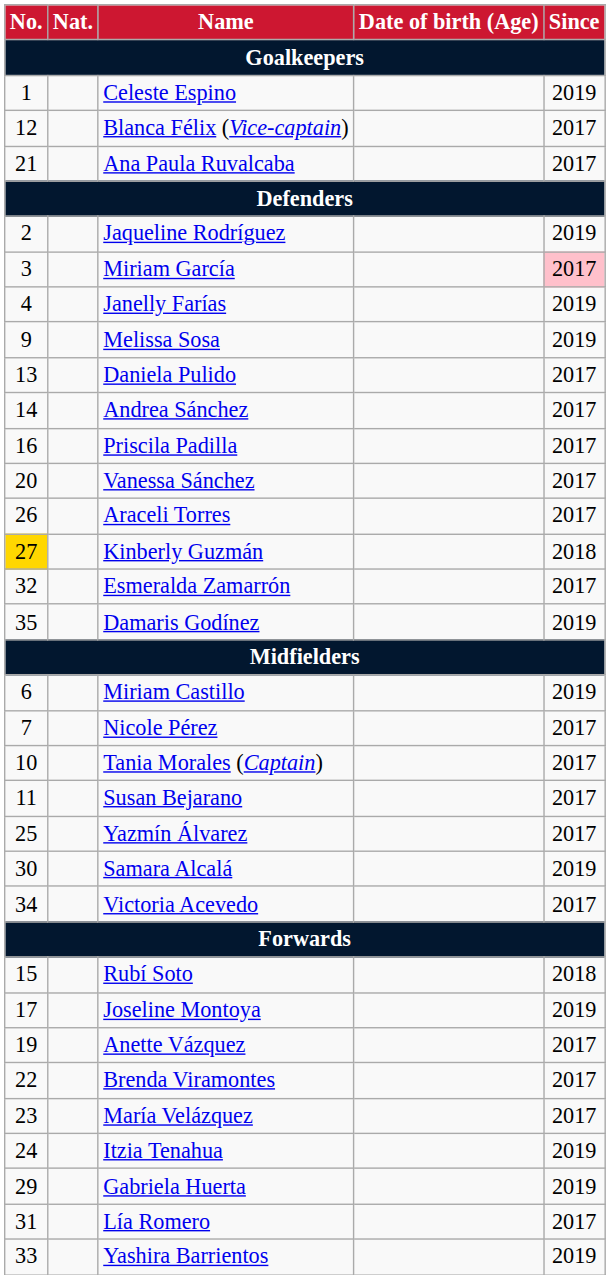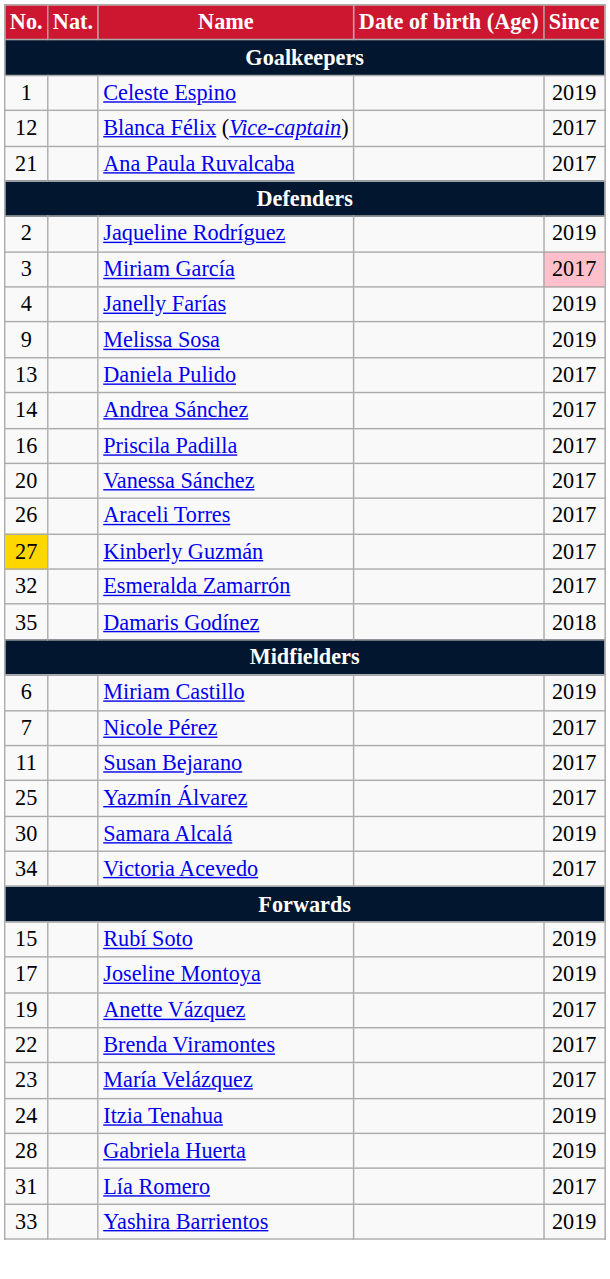(574, 551) 2018 -> (574, 551) 2017
(574, 621) 2019 -> (574, 621) 2018
- row: (213, 762)
(574, 974) 2018 -> (574, 939) 2019
(26, 1186) 29 -> (26, 1150) 28
